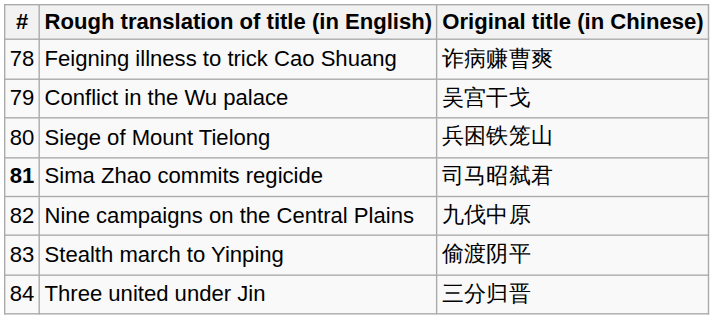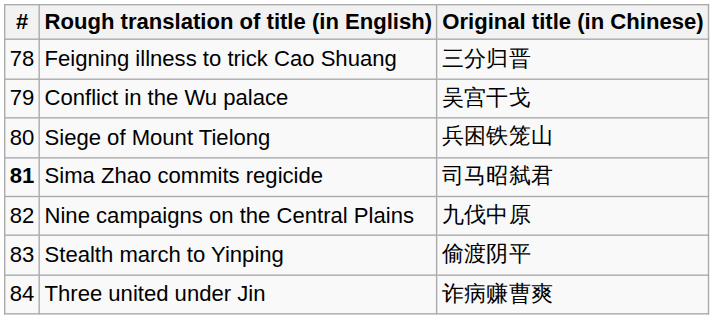(498, 58) 诈病赚曹爽 -> (486, 58) 三分归晋
(486, 293) 三分归晋 -> (498, 293) 诈病赚曹爽
